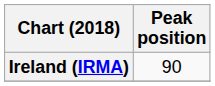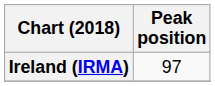(172, 66) 90 -> (172, 66) 97
